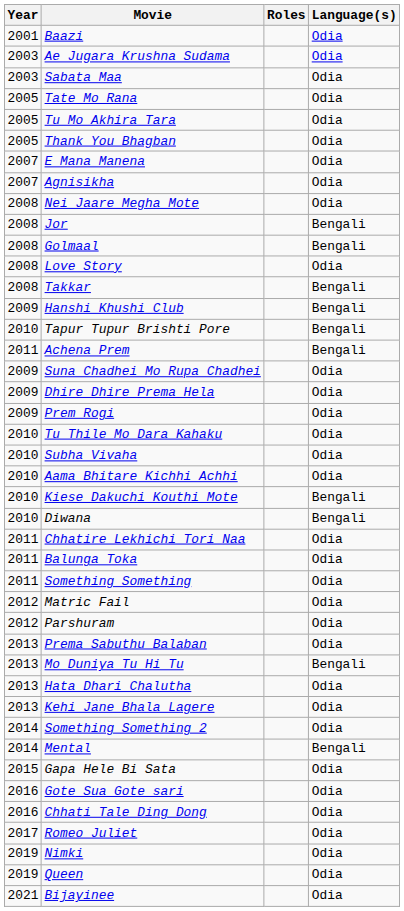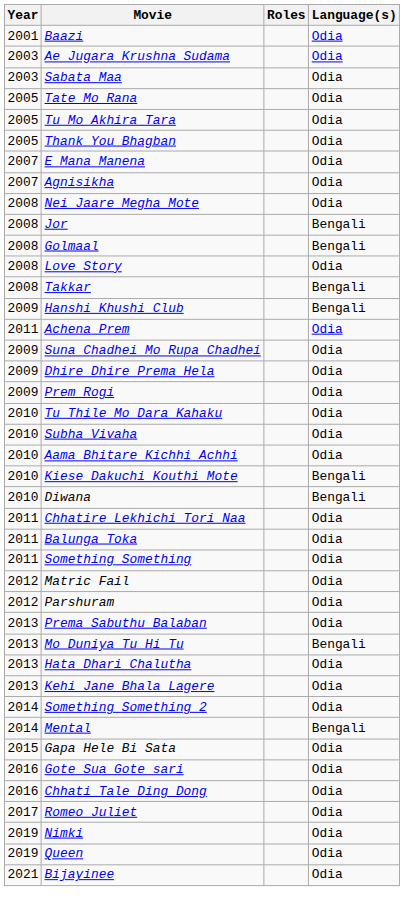- row: (137, 330)
(339, 351) Bengali -> (327, 330) Odia
